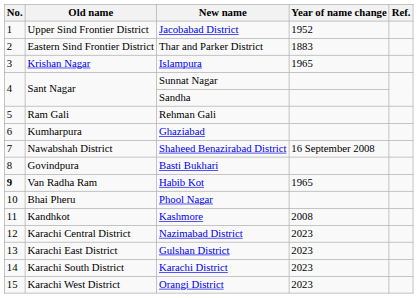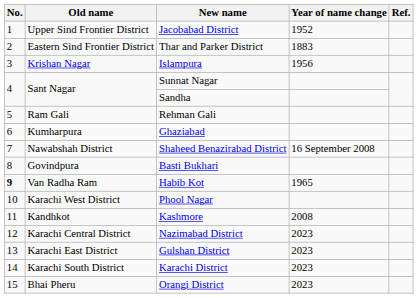(302, 64) 1965 -> (302, 64) 1956
(52, 200) Bhai Pheru -> (74, 200) Karachi West District
(74, 285) Karachi West District -> (52, 285) Bhai Pheru
